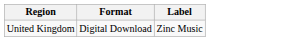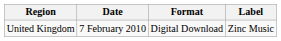+ column: (113, 12)
